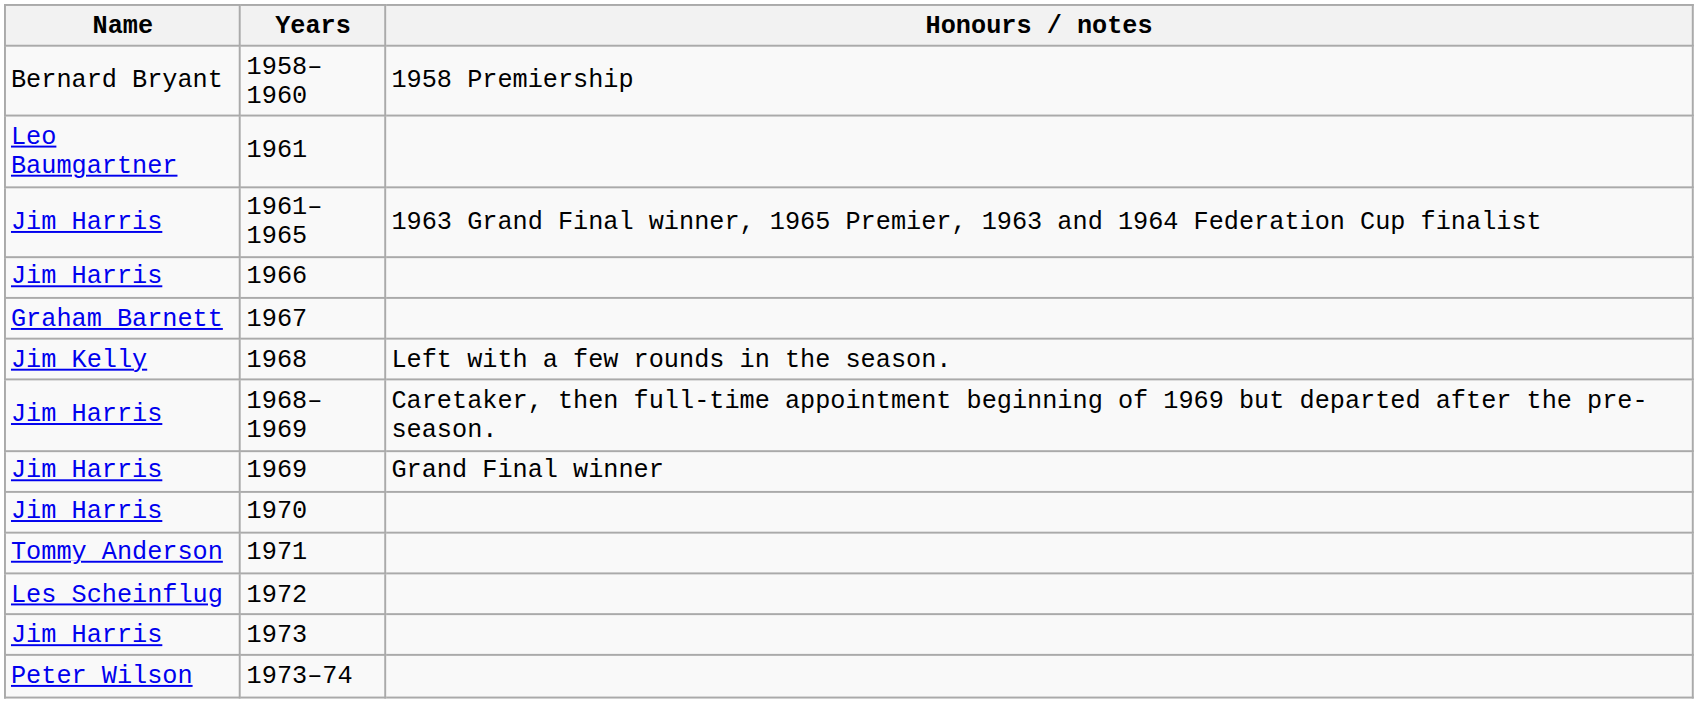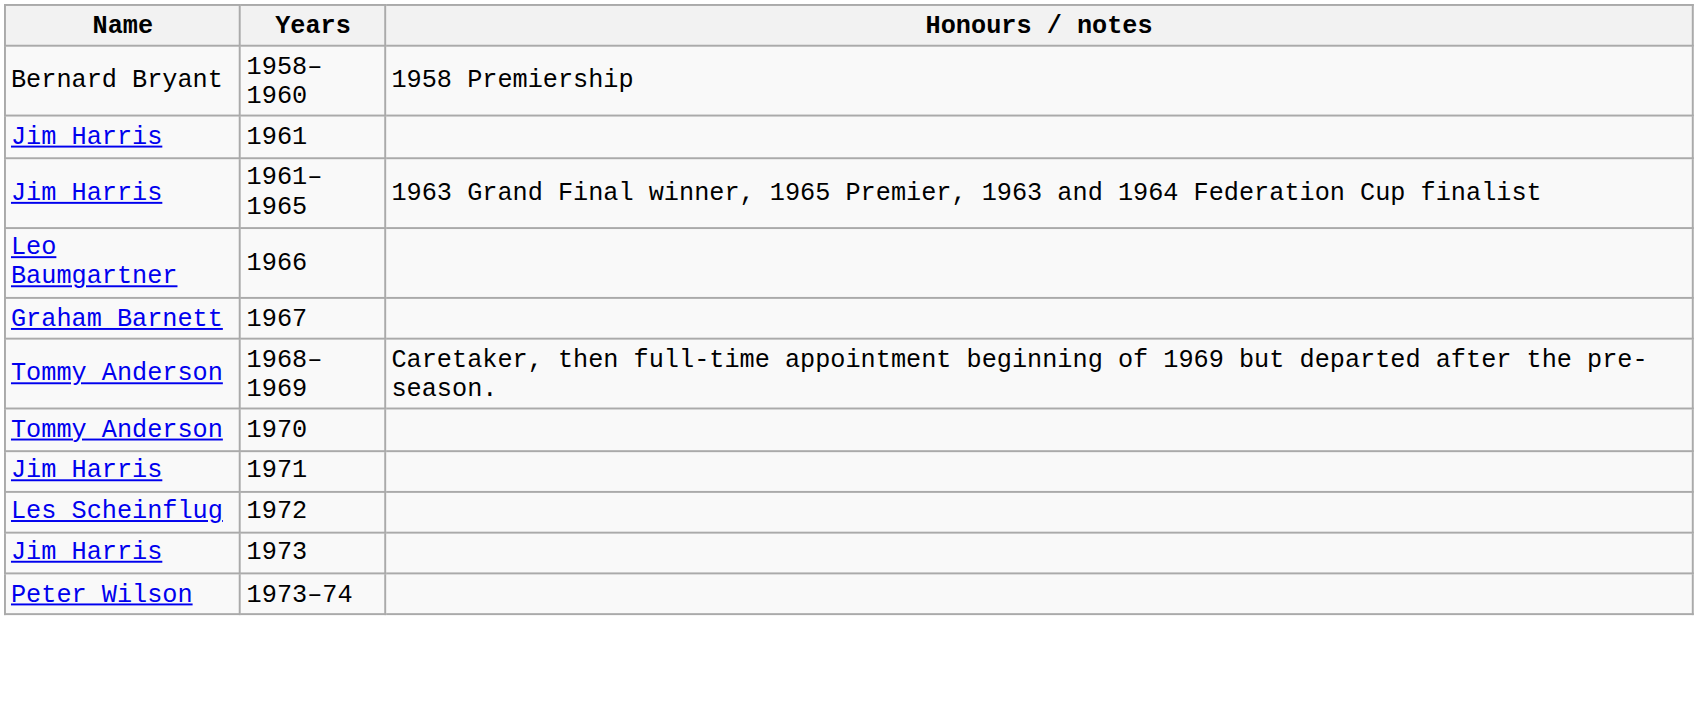(94, 151) Leo Baumgartner -> (87, 137) Jim Harris
(87, 277) Jim Harris -> (94, 263) Leo Baumgartner
- row: (277, 359)
(87, 415) Jim Harris -> (117, 374) Tommy Anderson
- row: (277, 471)
(87, 512) Jim Harris -> (117, 430) Tommy Anderson
(117, 553) Tommy Anderson -> (87, 471) Jim Harris
